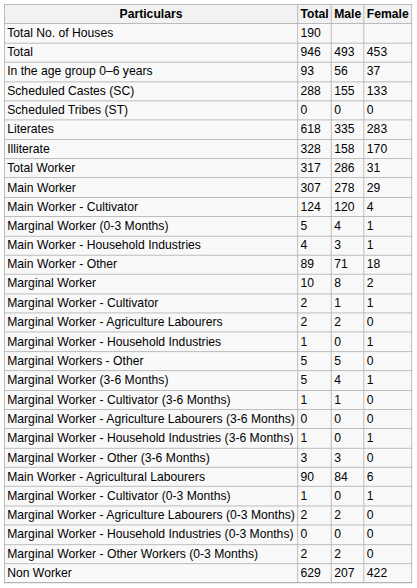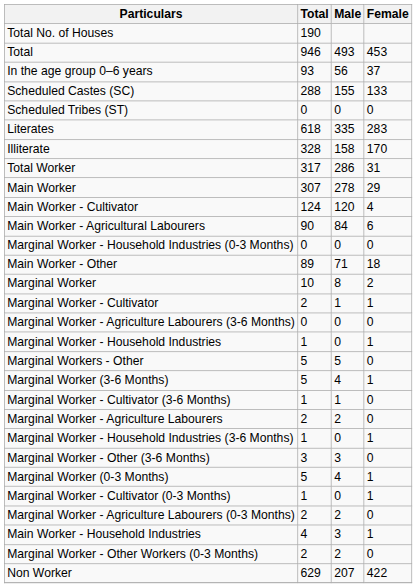rows swapped: (106, 476) <-> (88, 226)
rows swapped: (104, 245) <-> (150, 534)
rows swapped: (115, 322) <-> (151, 419)
